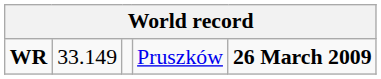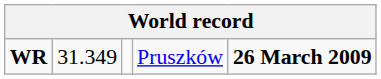(87, 56) 33.149 -> (87, 56) 31.349
